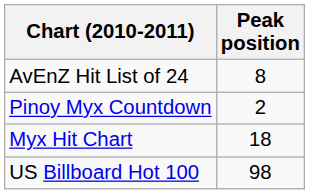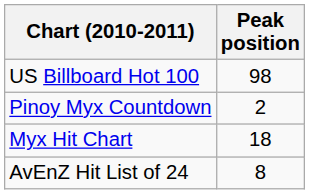rows swapped: (99, 75) <-> (104, 172)
